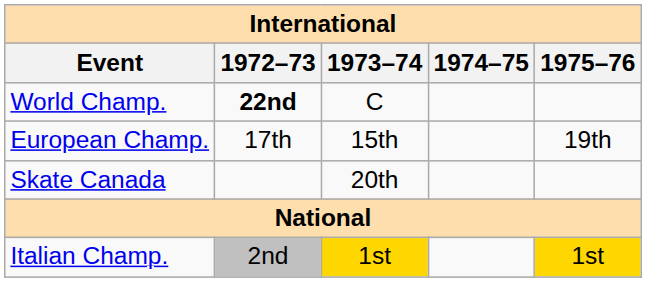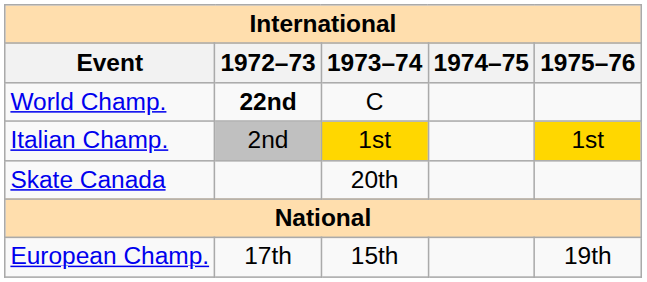rows swapped: (110, 140) <-> (89, 256)
